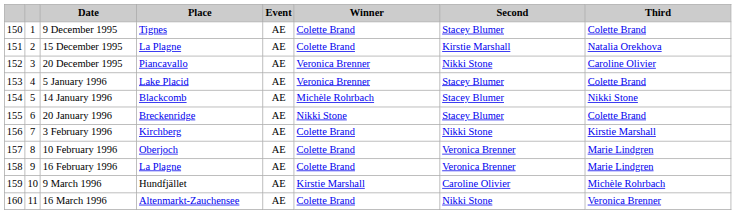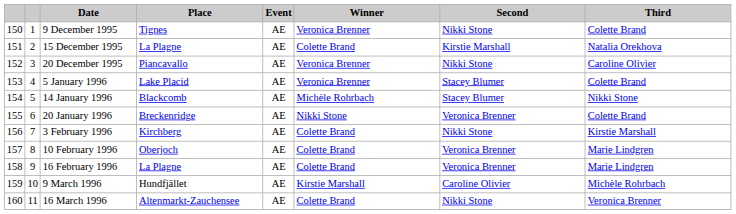(326, 29) Colette Brand -> (333, 29) Veronica Brenner
(473, 29) Stacey Blumer -> (467, 29) Nikki Stone
(473, 115) Stacey Blumer -> (479, 115) Veronica Brenner
